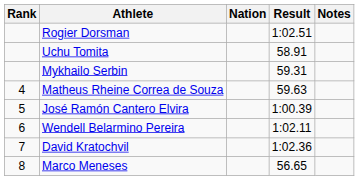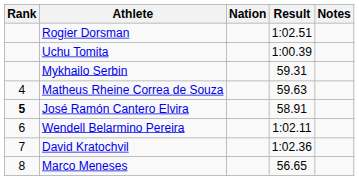(292, 52) 58.91 -> (292, 52) 1:00.39
(22, 109) normal -> (22, 109) bold
(292, 109) 1:00.39 -> (292, 109) 58.91
